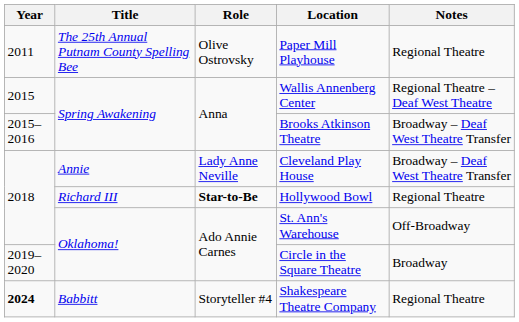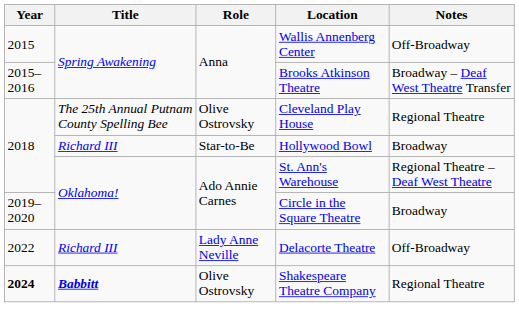- row: (308, 51)
(444, 95) Regional Theatre – Deaf West Theatre -> (431, 44) Off-Broadway
(74, 168) Annie -> (125, 116) The 25th Annual Putnam County Spelling Bee
(228, 168) Lady Anne Neville -> (226, 116) Olive Ostrovsky
(452, 168) Broadway – Deaf West Theatre Transfer -> (438, 116) Regional Theatre
(228, 197) bold -> (227, 145) normal
(438, 197) Regional Theatre -> (419, 145) Broadway
(431, 226) Off-Broadway -> (443, 174) Regional Theatre – Deaf West Theatre
+ row: (327, 247)
(78, 299) normal -> (78, 283) bold
(235, 299) Storyteller #4 -> (226, 283) Olive Ostrovsky
